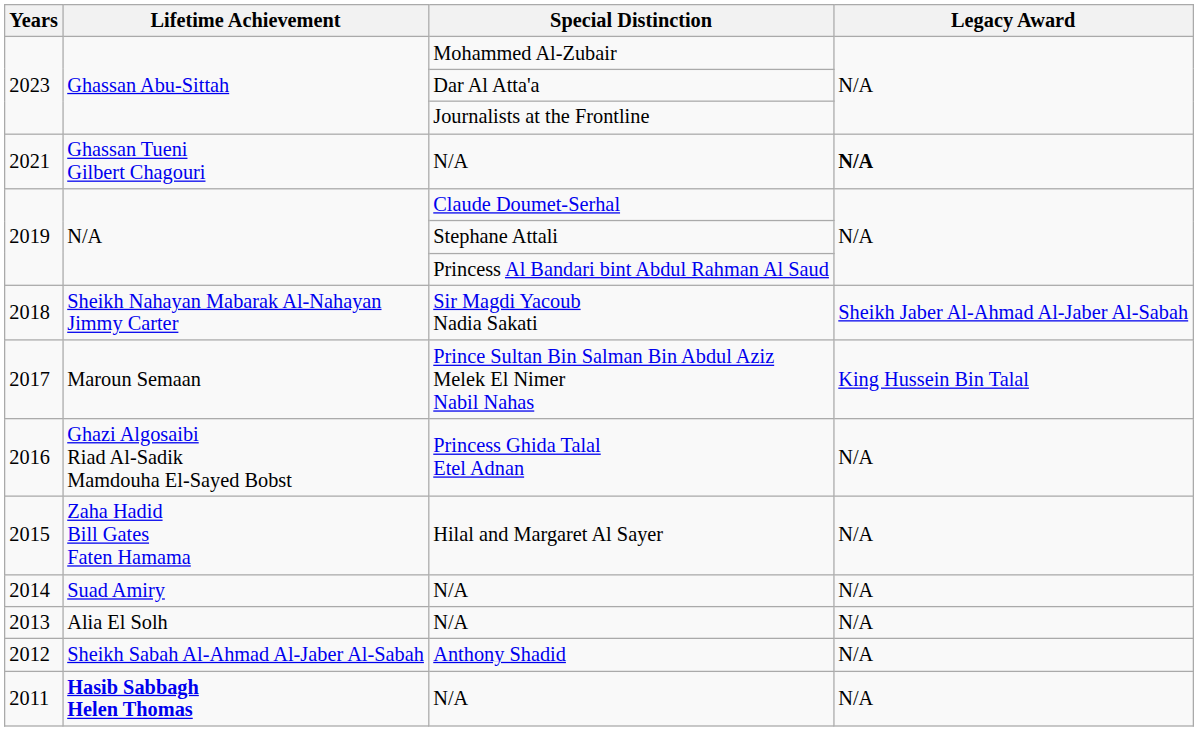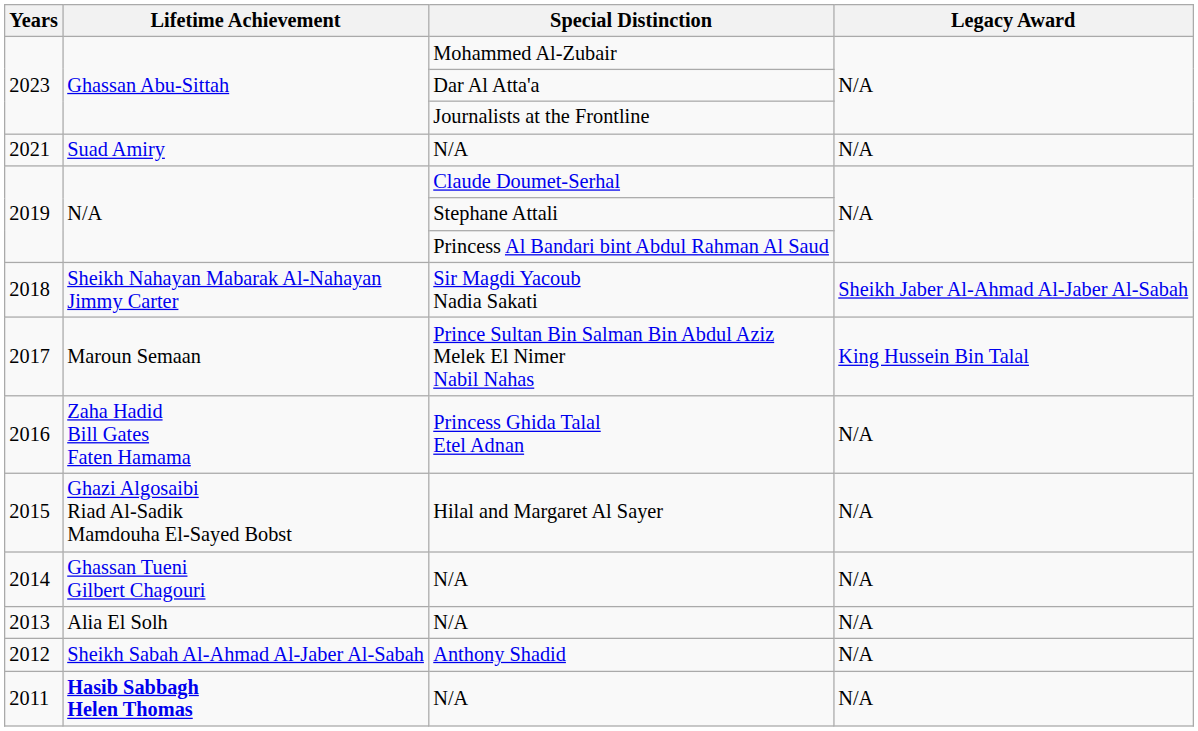(136, 160) Ghassan Tueni Gilbert Chagouri -> (116, 149) Suad Amiry
(856, 160) bold -> (856, 149) normal
(180, 457) Ghazi Algosaibi Riad Al-Sadik Mamdouha El-Sayed Bobst -> (129, 434) Zaha Hadid Bill Gates Faten Hamama
(129, 535) Zaha Hadid Bill Gates Faten Hamama -> (180, 512) Ghazi Algosaibi Riad Al-Sadik Mamdouha El-Sayed Bobst
(116, 590) Suad Amiry -> (136, 578) Ghassan Tueni Gilbert Chagouri
